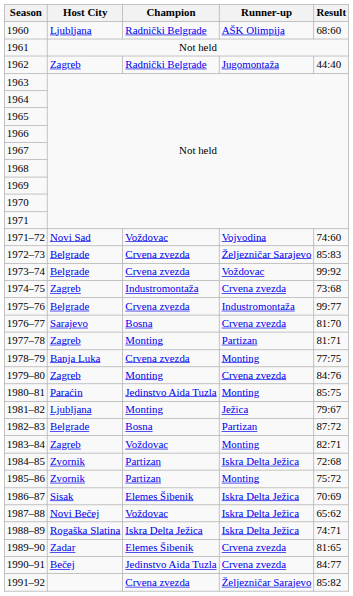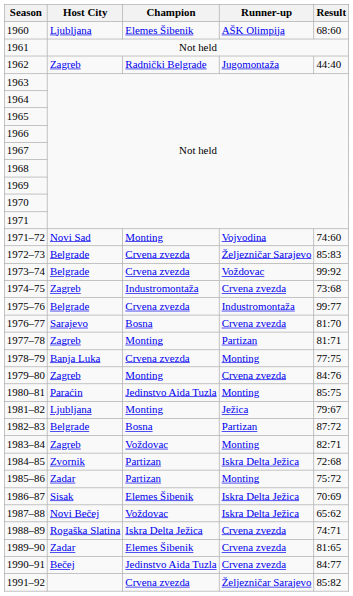(166, 30) Radnički Belgrade -> (159, 30) Elemes Šibenik
(147, 237) Voždovac -> (144, 237) Monting
(67, 479) Zvornik -> (63, 479) Zadar
(260, 530) Iskra Delta Ježica -> (254, 530) Crvena zvezda
